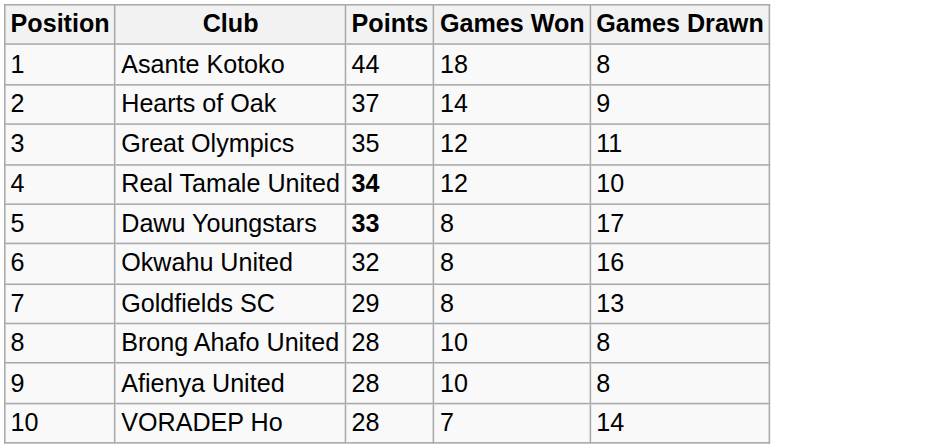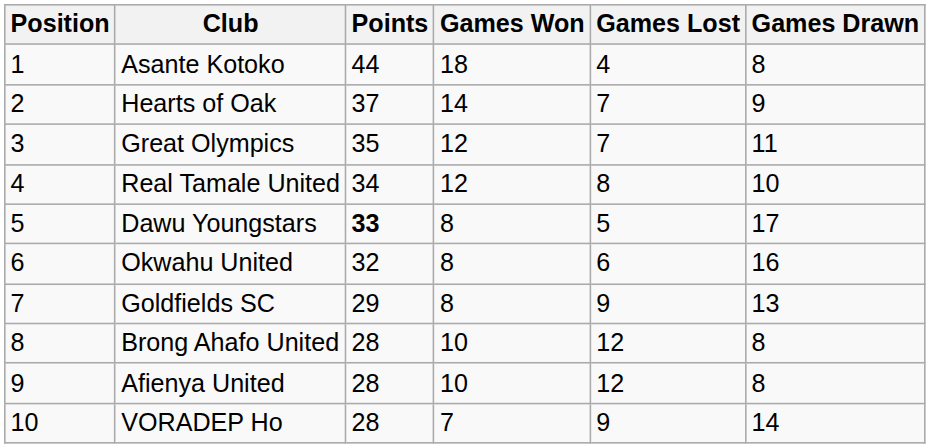+ column: (668, 24)
(366, 183) bold -> (366, 183) normal
